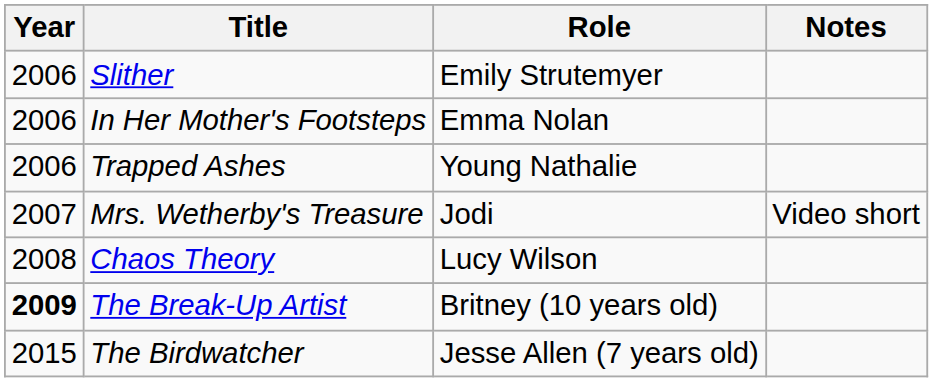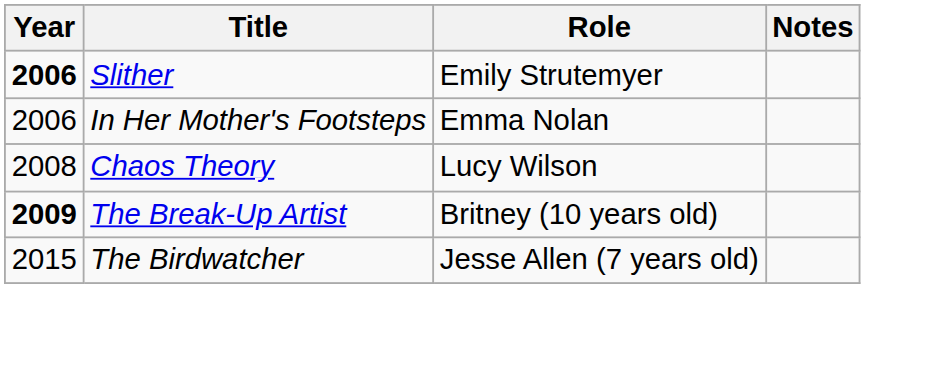(44, 74) normal -> (44, 74) bold
- row: (188, 167)
- row: (257, 213)
